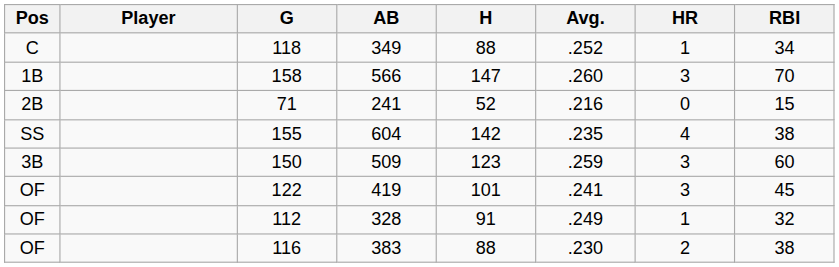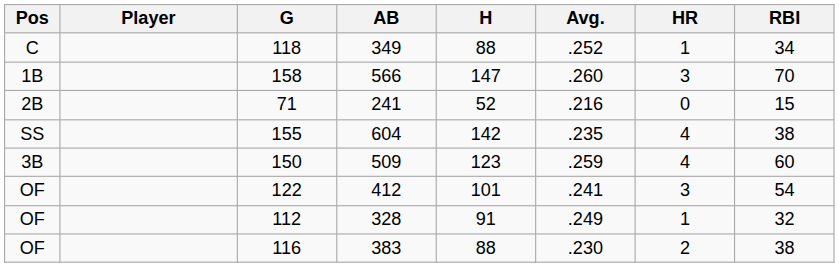(685, 162) 3 -> (685, 162) 4
(386, 190) 419 -> (386, 190) 412
(785, 190) 45 -> (785, 190) 54
